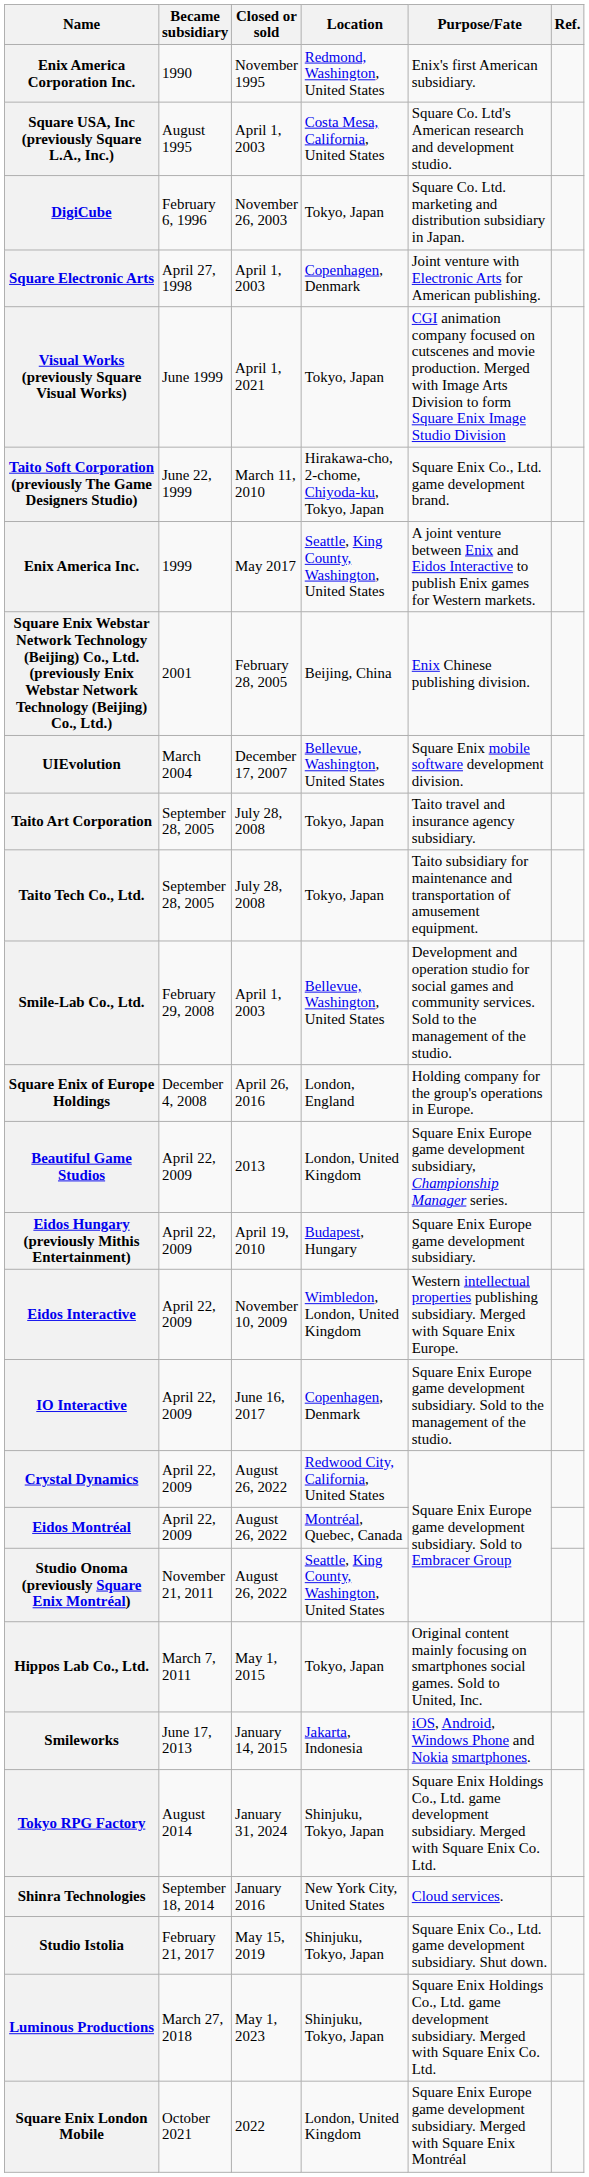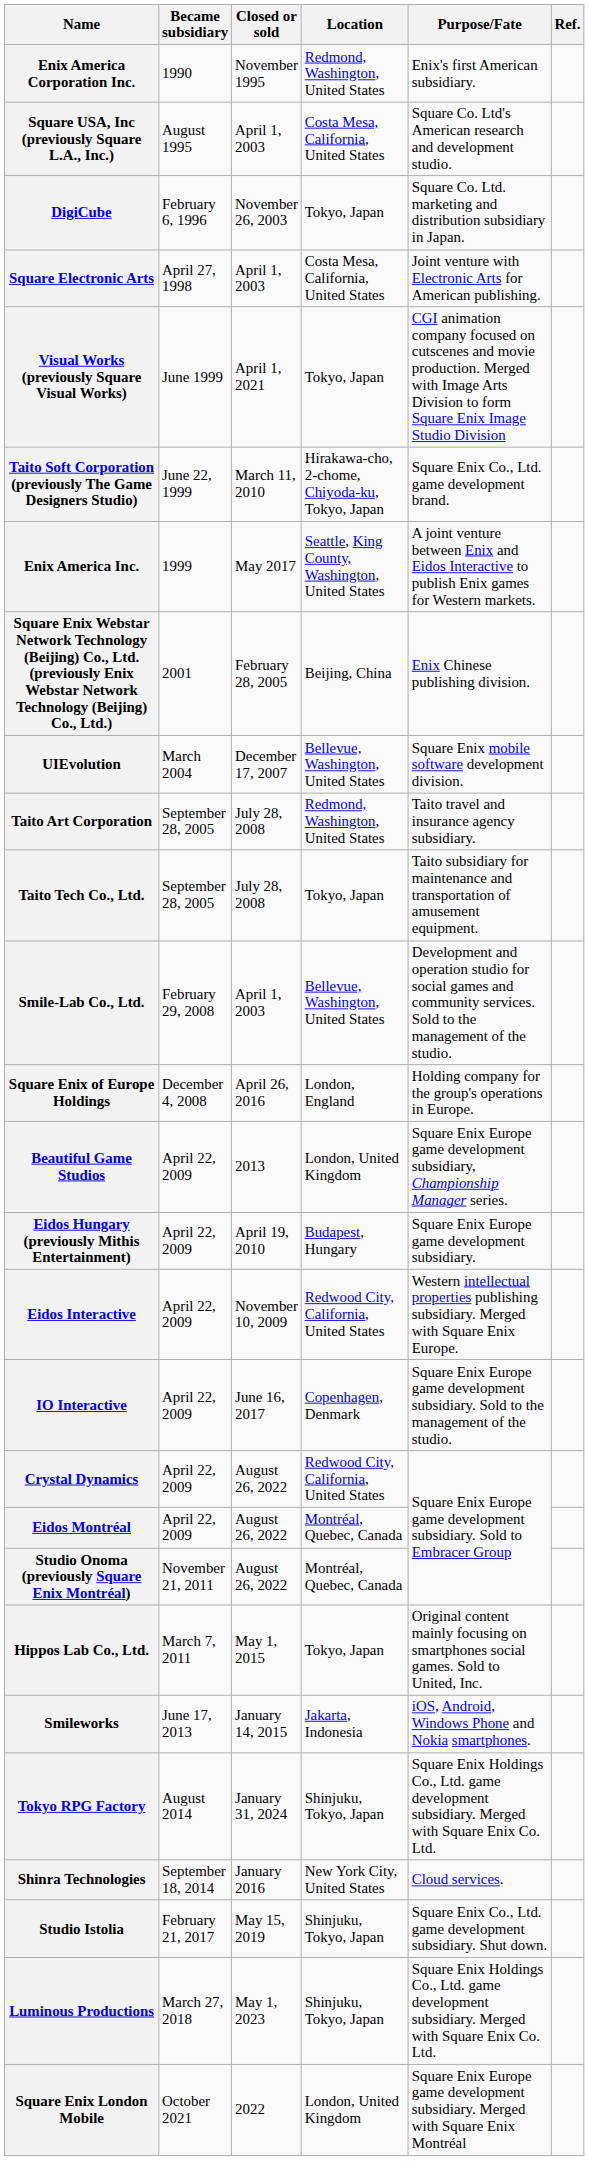(344, 278) Copenhagen, Denmark -> (345, 278) Costa Mesa, California, United States
(344, 821) Tokyo, Japan -> (345, 821) Redmond, Washington, United States
(352, 1314) Wimbledon, London, United Kingdom -> (349, 1314) Redwood City, California, United States
(345, 1584) Seattle, King County, Washington, United States -> (354, 1576) Montréal, Quebec, Canada
